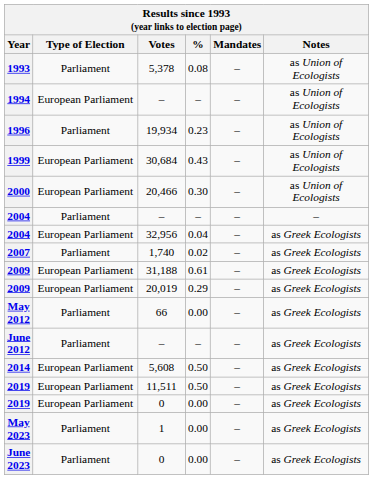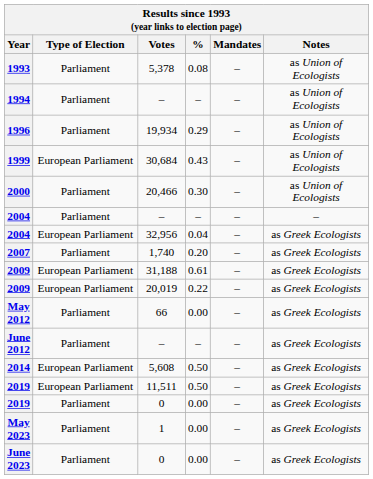(85, 99) European Parliament -> (85, 99) Parliament
(198, 130) 0.23 -> (198, 130) 0.29
(85, 191) European Parliament -> (85, 191) Parliament
(198, 252) 0.02 -> (198, 252) 0.20
(198, 288) 0.29 -> (198, 288) 0.22
(85, 404) European Parliament -> (85, 404) Parliament
